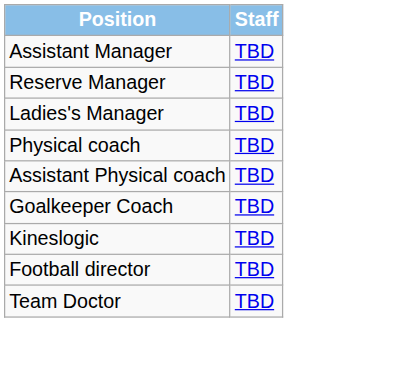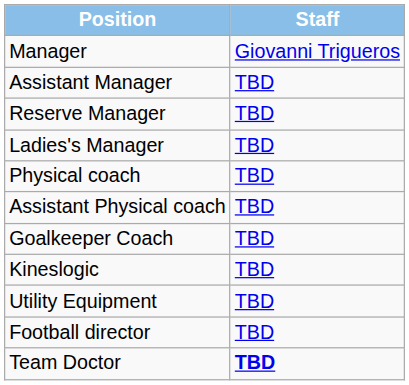+ row: (48, 51)
+ row: (83, 301)
(254, 301) normal -> (255, 363) bold
